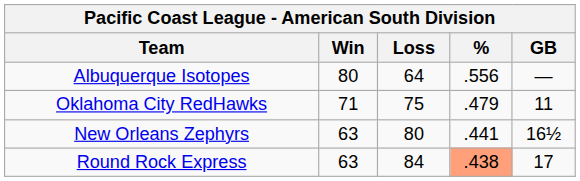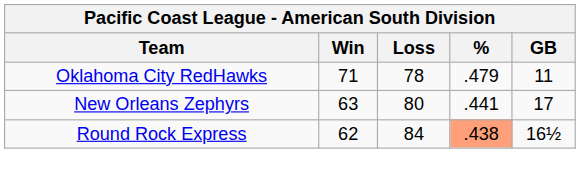- row: (162, 76)
(414, 104) 75 -> (414, 76) 78
(544, 133) 16½ -> (544, 104) 17
(348, 162) 63 -> (348, 133) 62
(544, 162) 17 -> (544, 133) 16½
